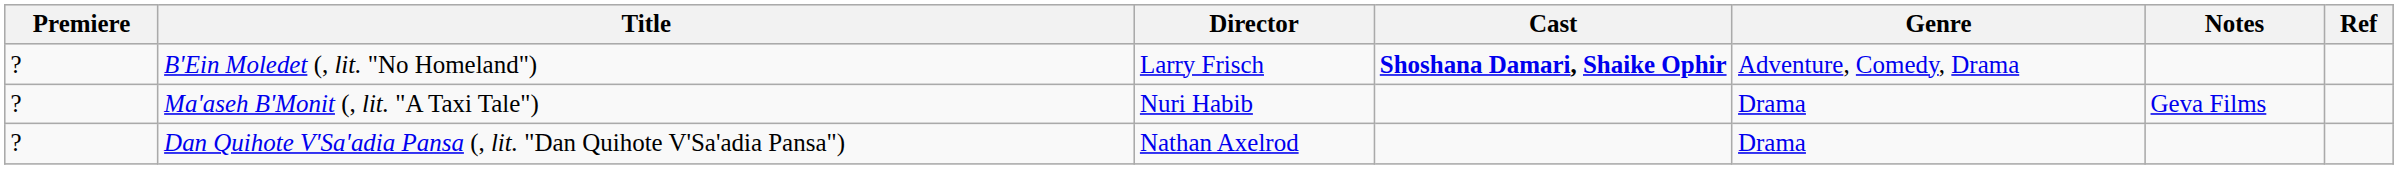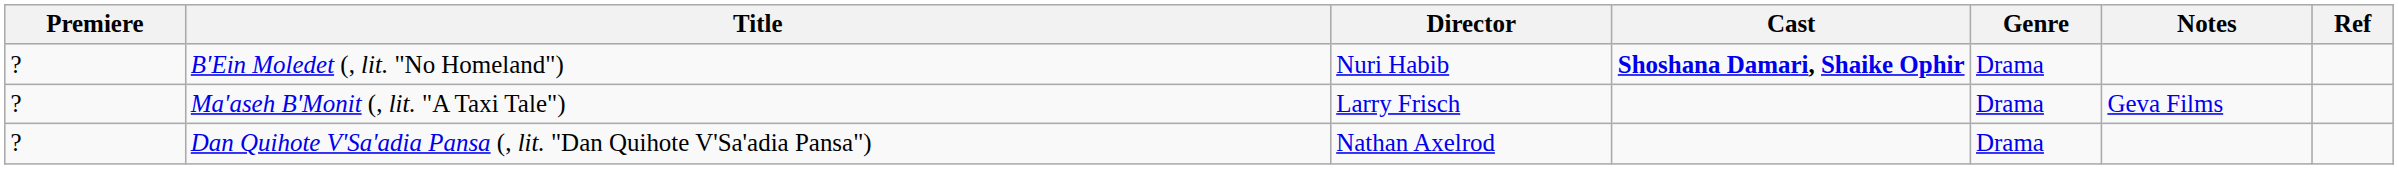(1202, 63) Larry Frisch -> (1393, 63) Nuri Habib
(1879, 63) Adventure, Comedy, Drama -> (2010, 63) Drama
(1196, 103) Nuri Habib -> (1398, 103) Larry Frisch
